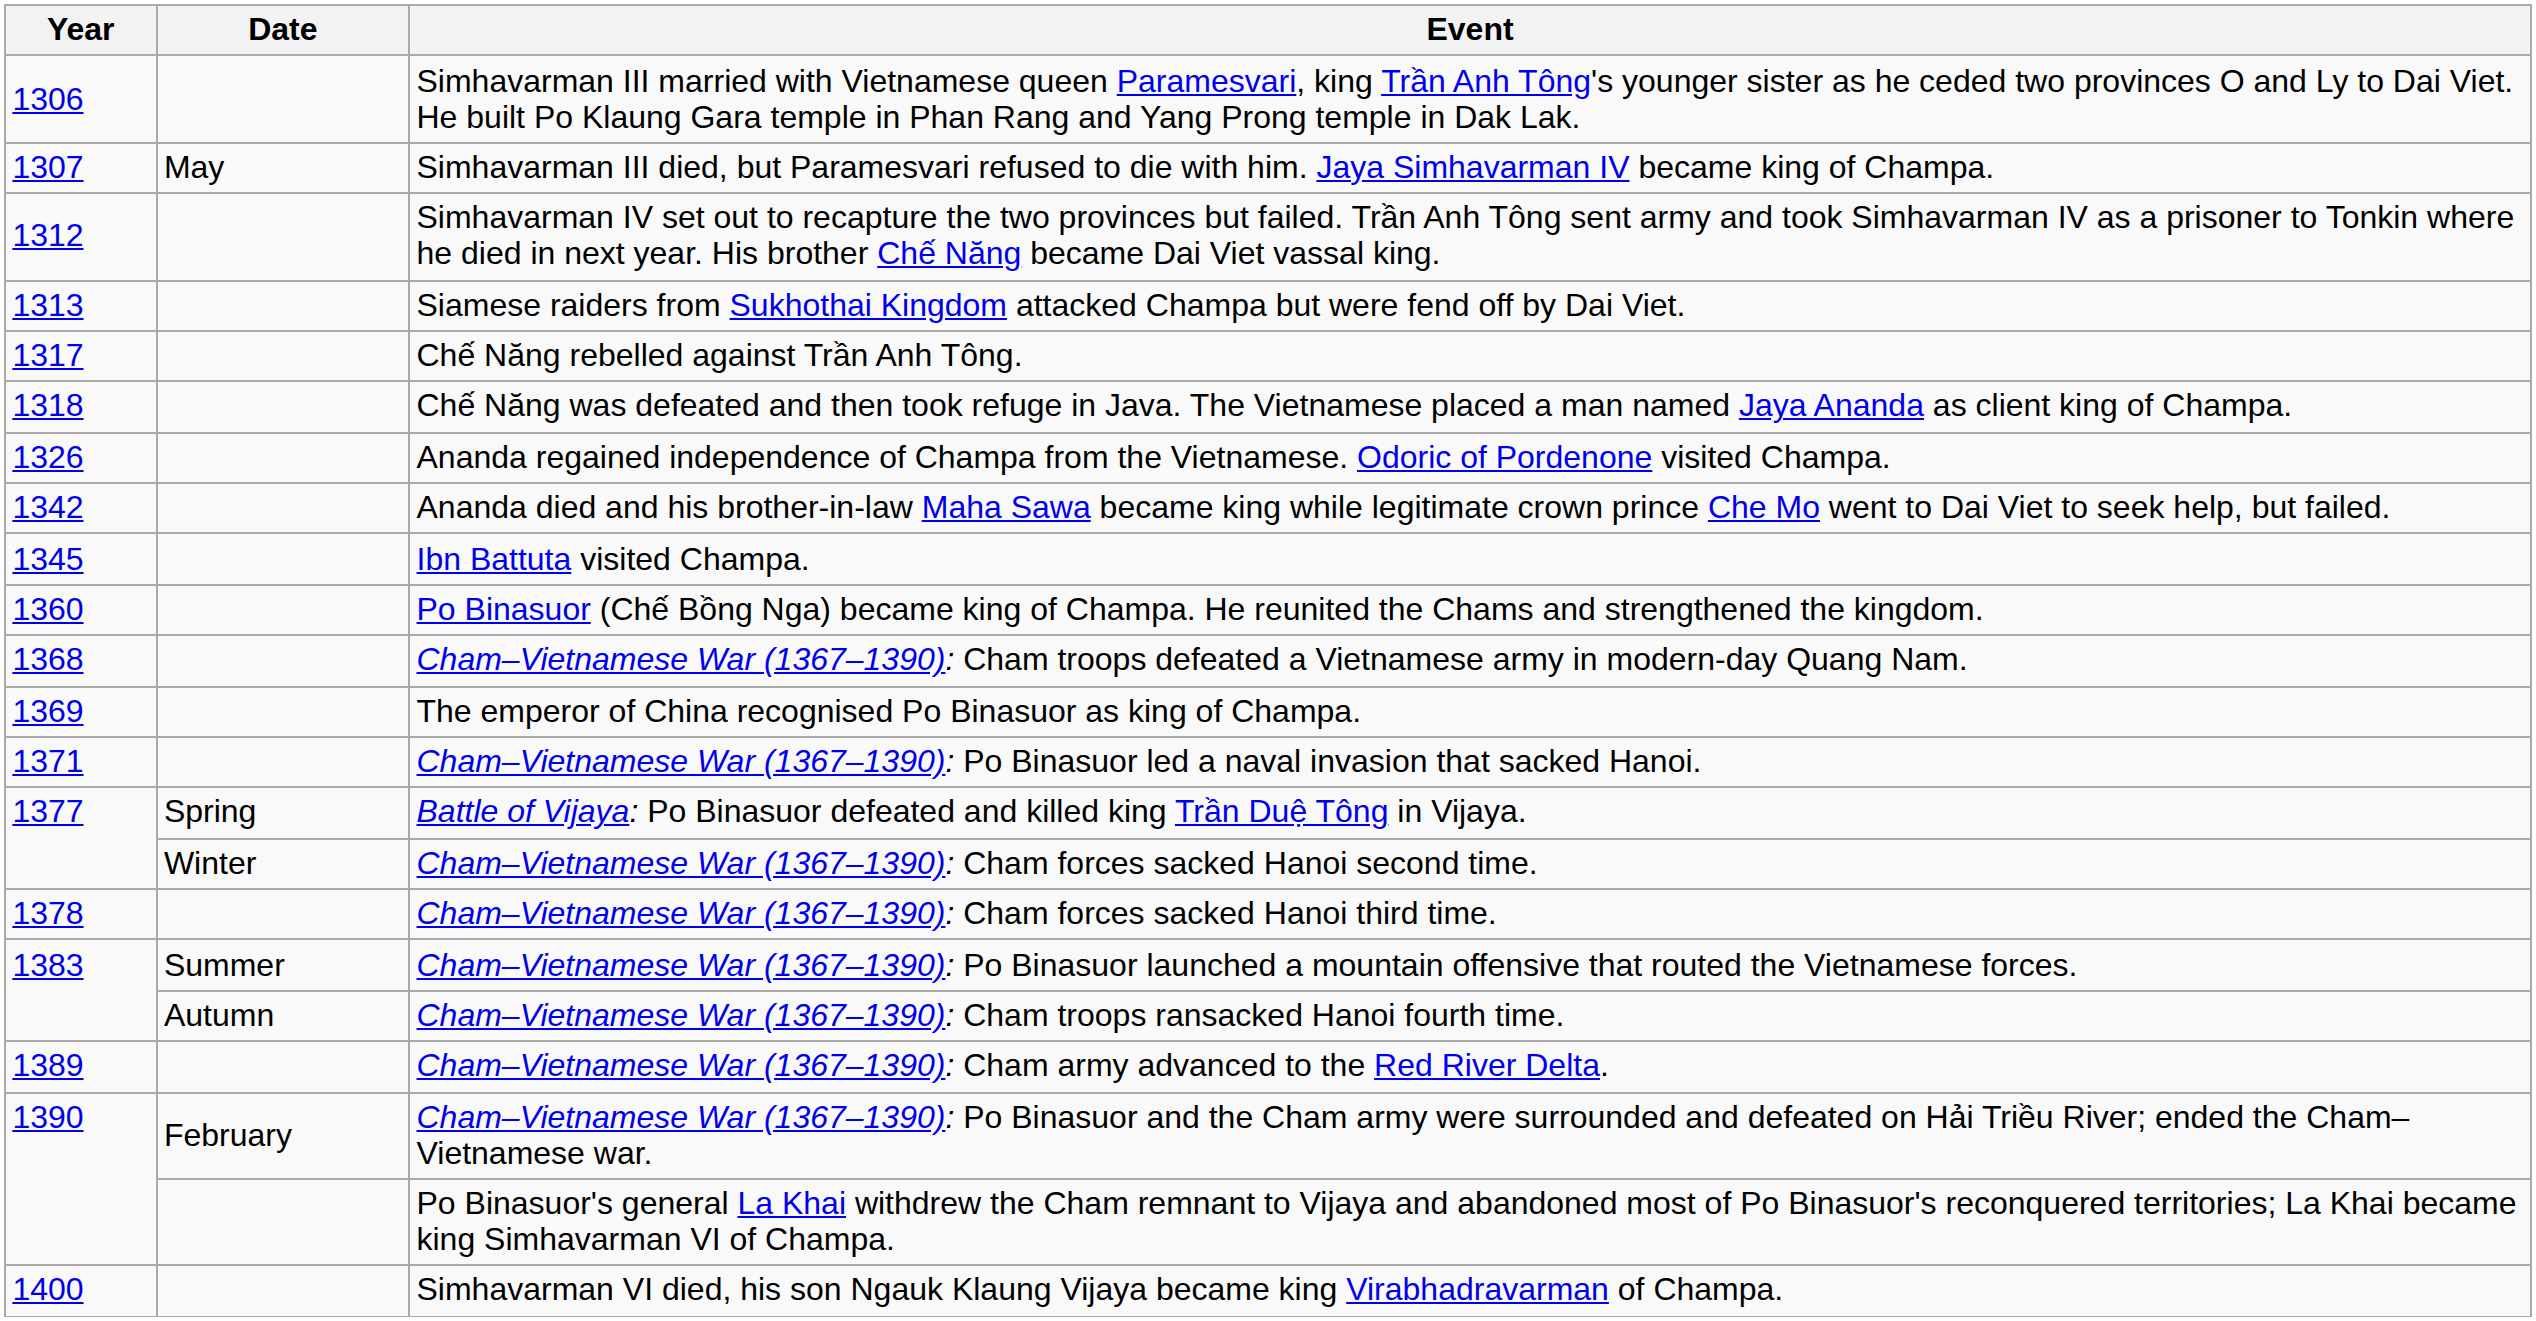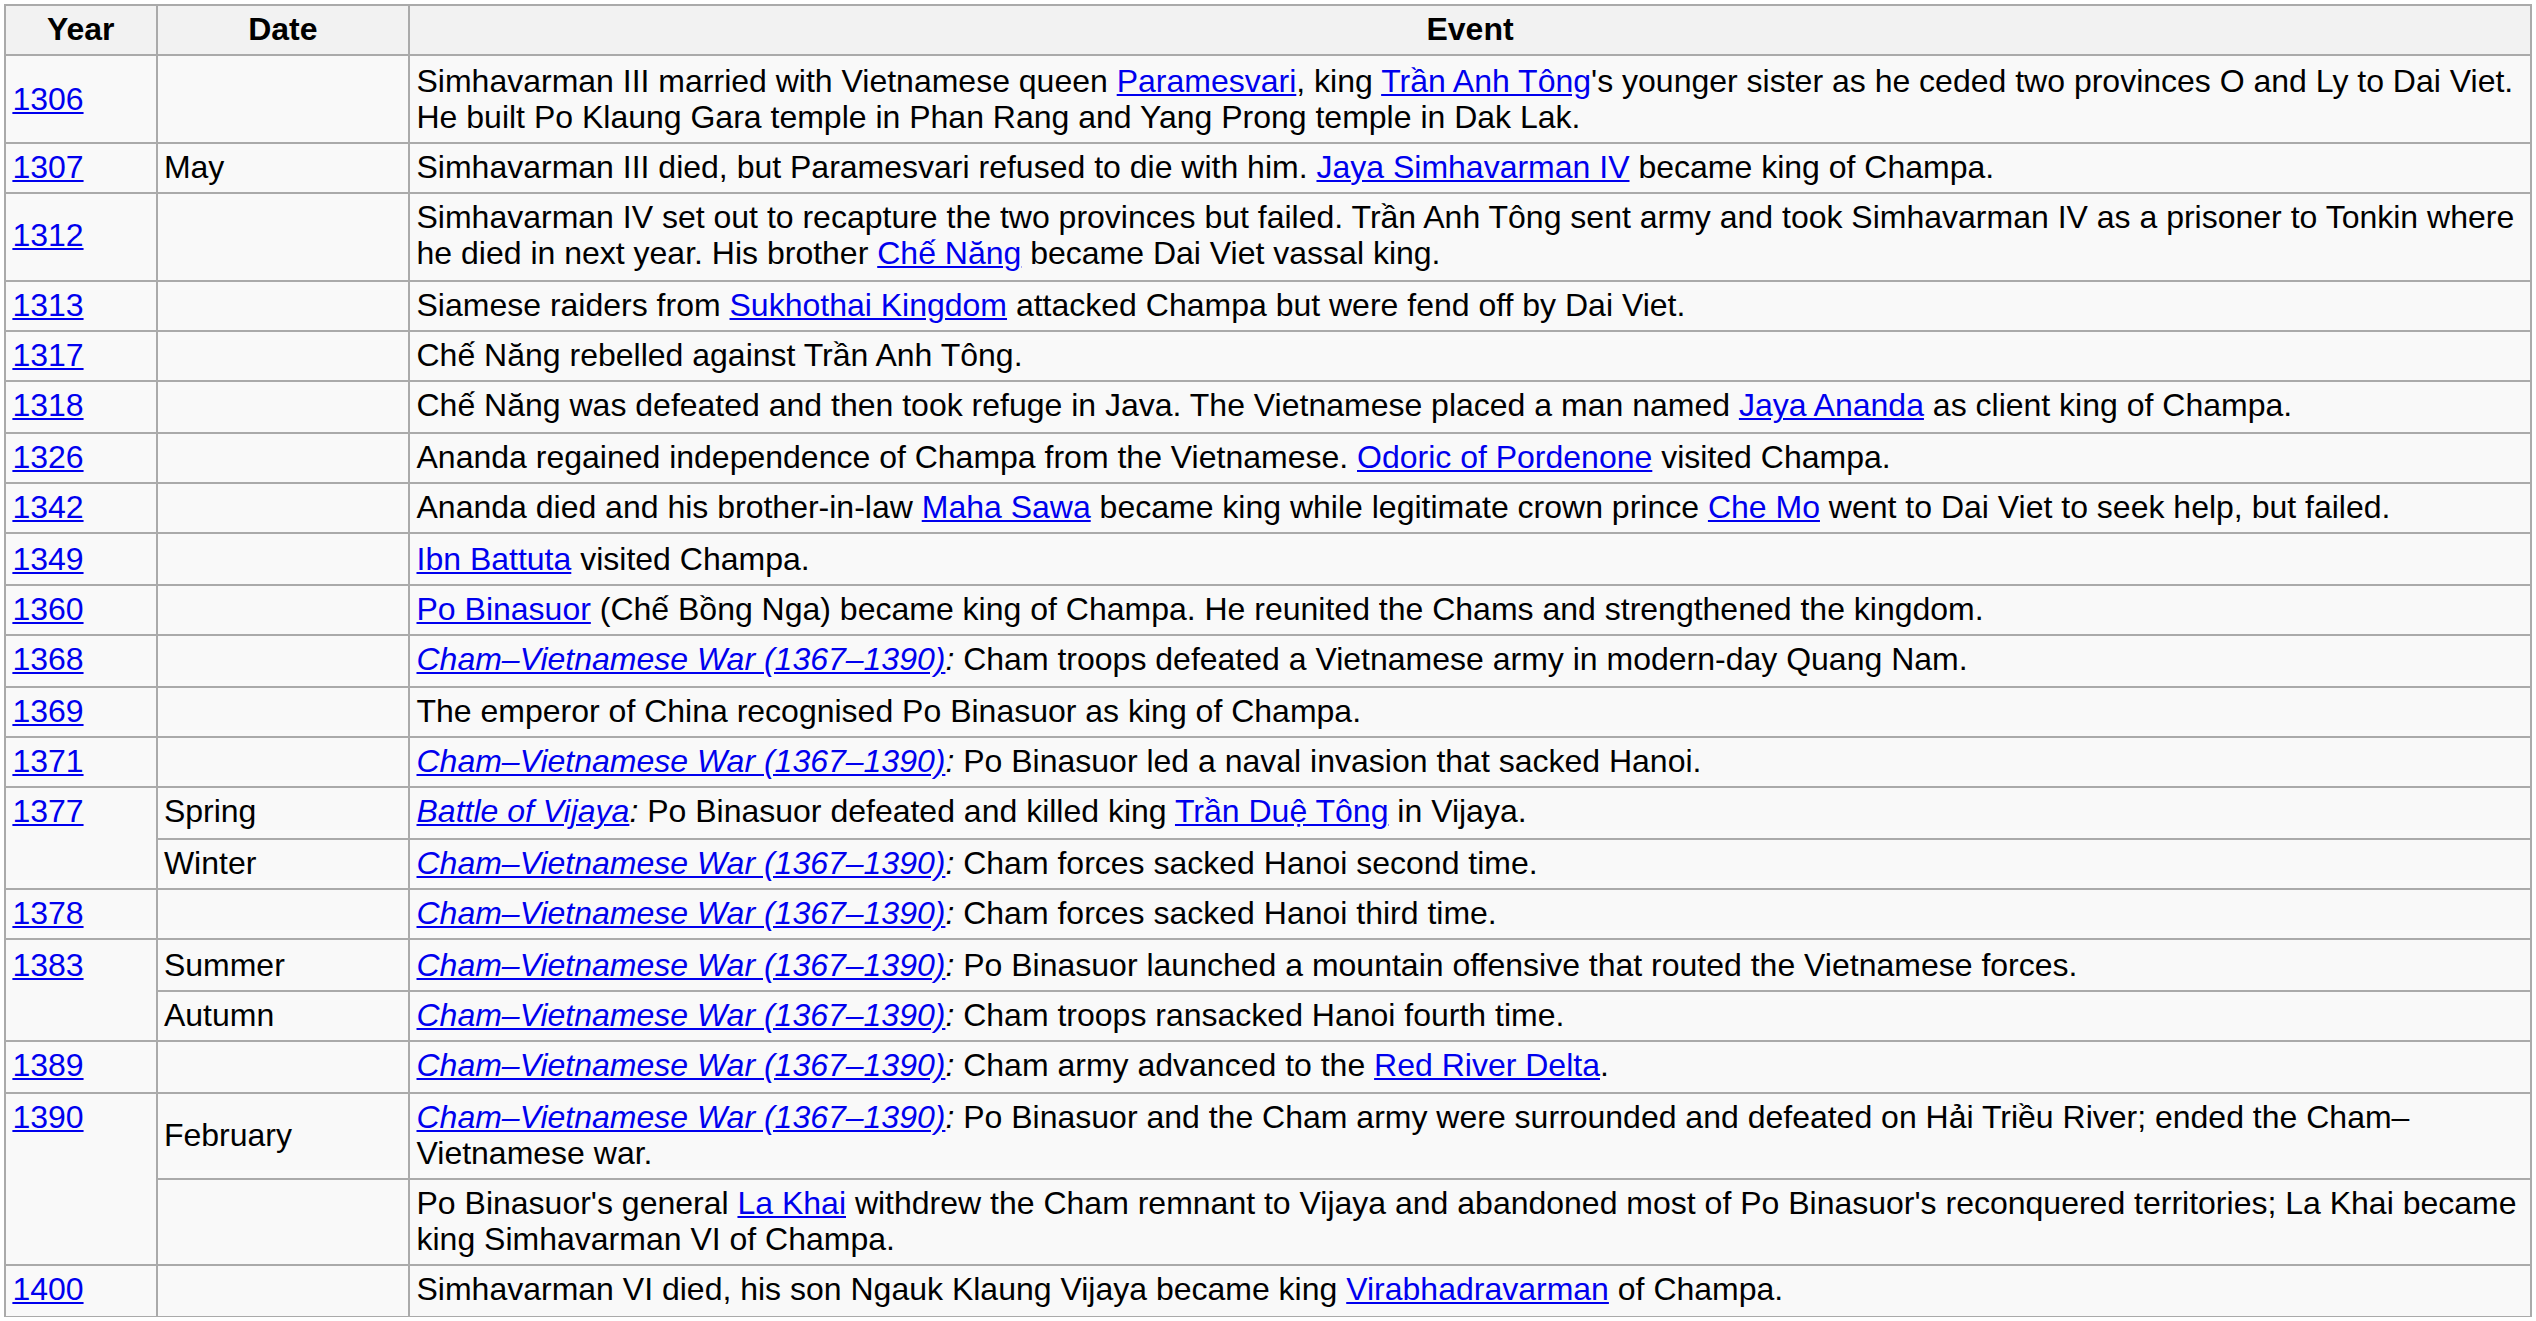(48, 558) 1345 -> (48, 558) 1349
